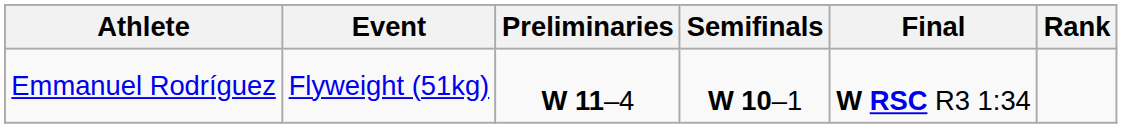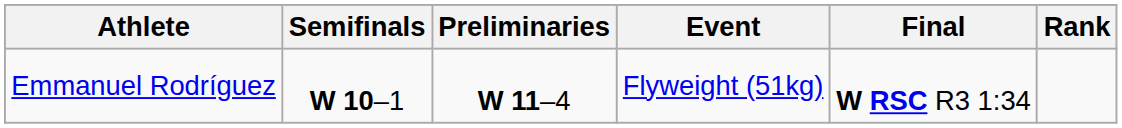columns swapped: (389, 27) <-> (755, 27)
